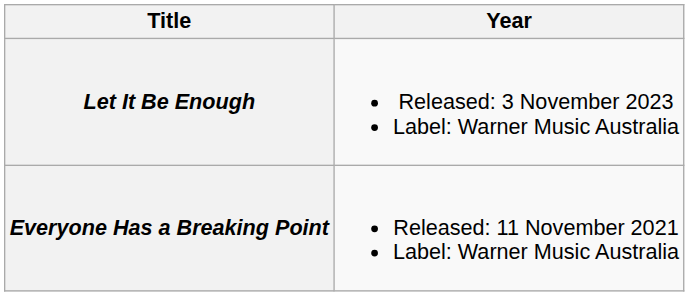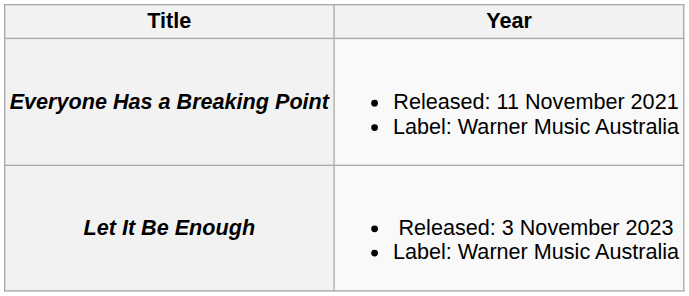rows swapped: (169, 227) <-> (169, 101)
